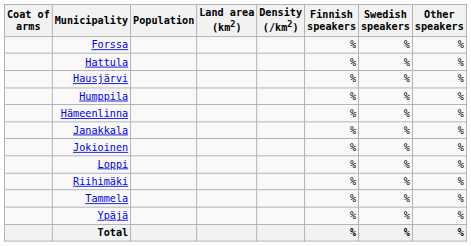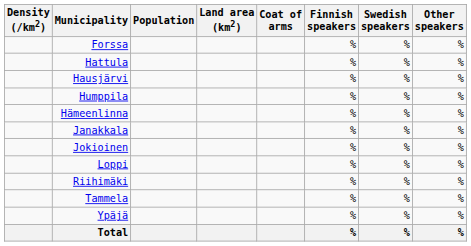columns swapped: (28, 20) <-> (281, 20)
